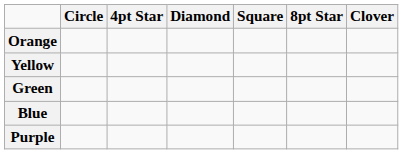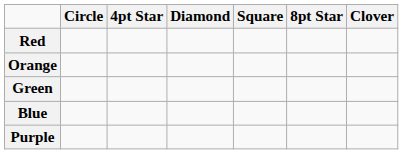+ row: (32, 40)
- row: (32, 64)
